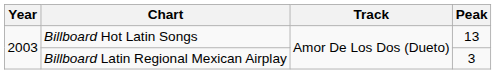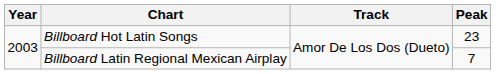(472, 36) 13 -> (472, 36) 23
(472, 58) 3 -> (472, 58) 7
